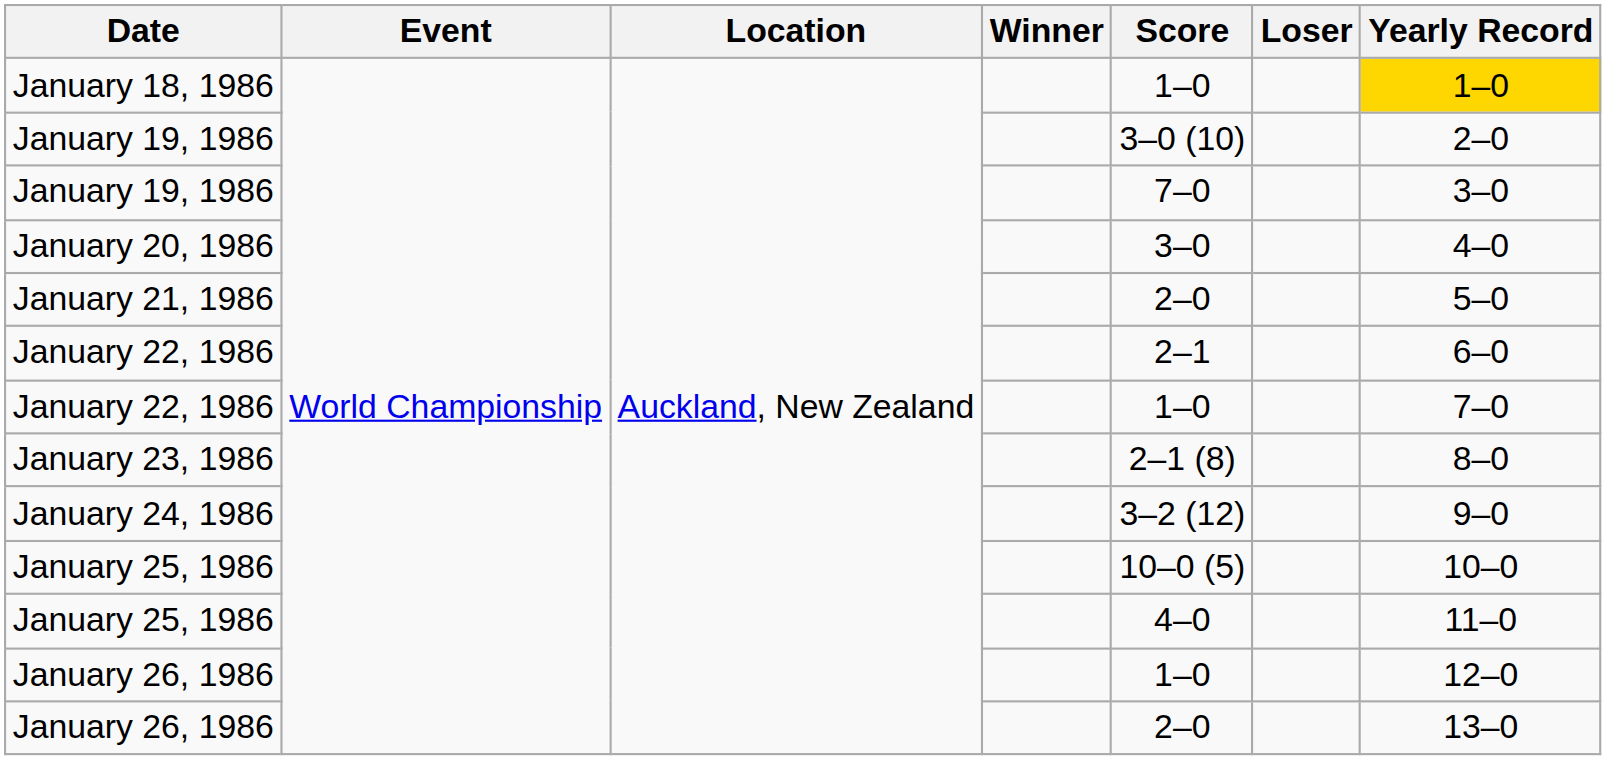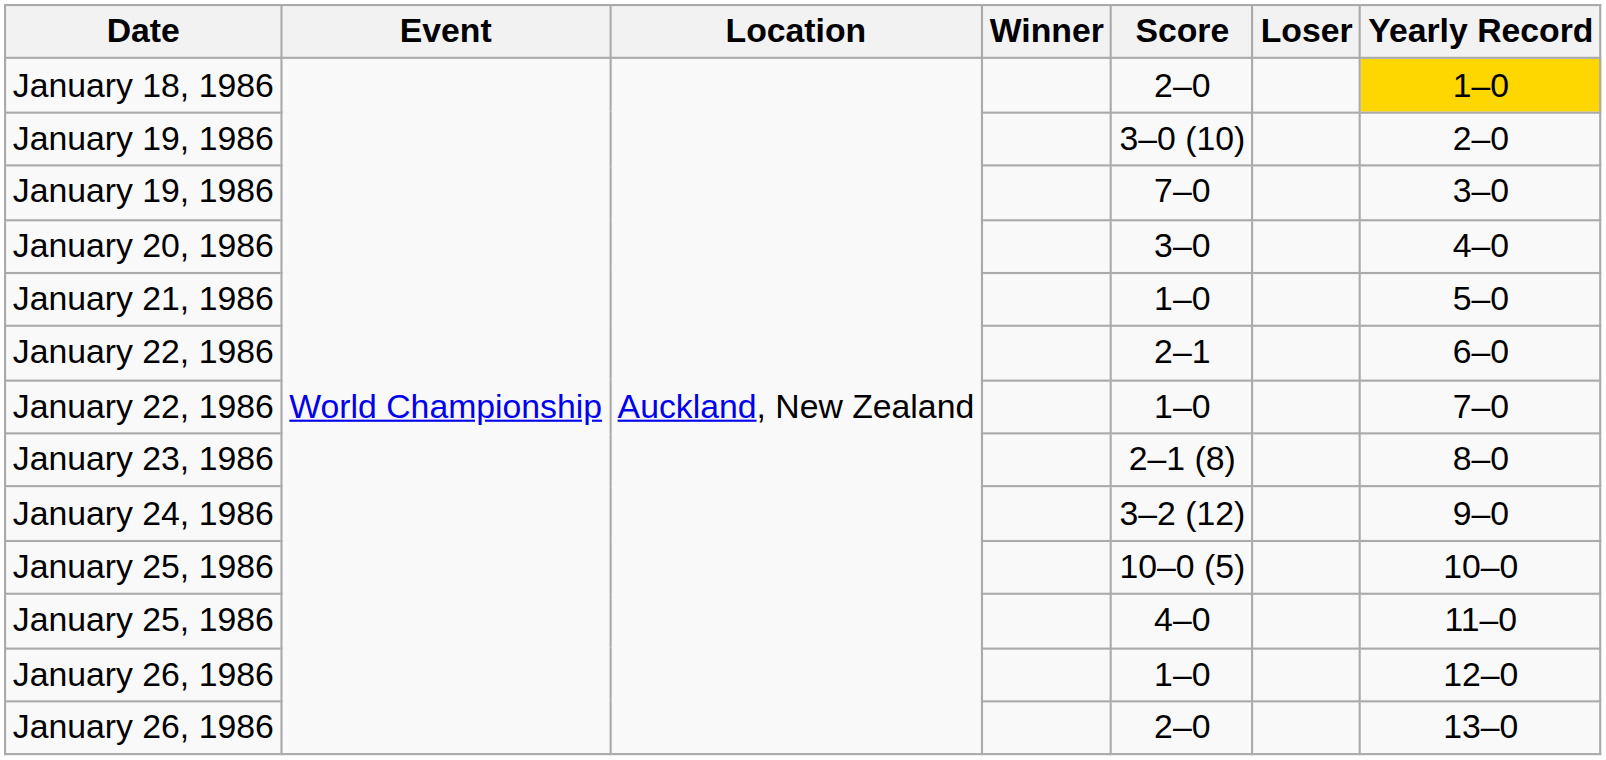(1182, 84) 1–0 -> (1182, 84) 2–0
(1182, 298) 2–0 -> (1182, 298) 1–0
